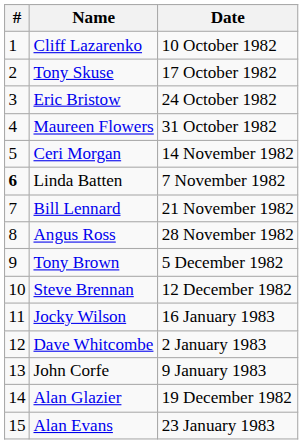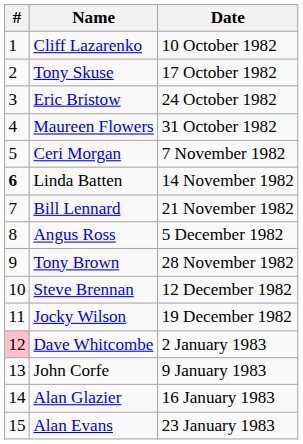(228, 153) 14 November 1982 -> (223, 153) 7 November 1982
(223, 180) 7 November 1982 -> (228, 180) 14 November 1982
(228, 235) 28 November 1982 -> (223, 235) 5 December 1982
(223, 262) 5 December 1982 -> (228, 262) 28 November 1982
(218, 316) 16 January 1983 -> (227, 316) 19 December 1982
(17, 343) no background -> (17, 343) pink background
(227, 398) 19 December 1982 -> (218, 398) 16 January 1983
